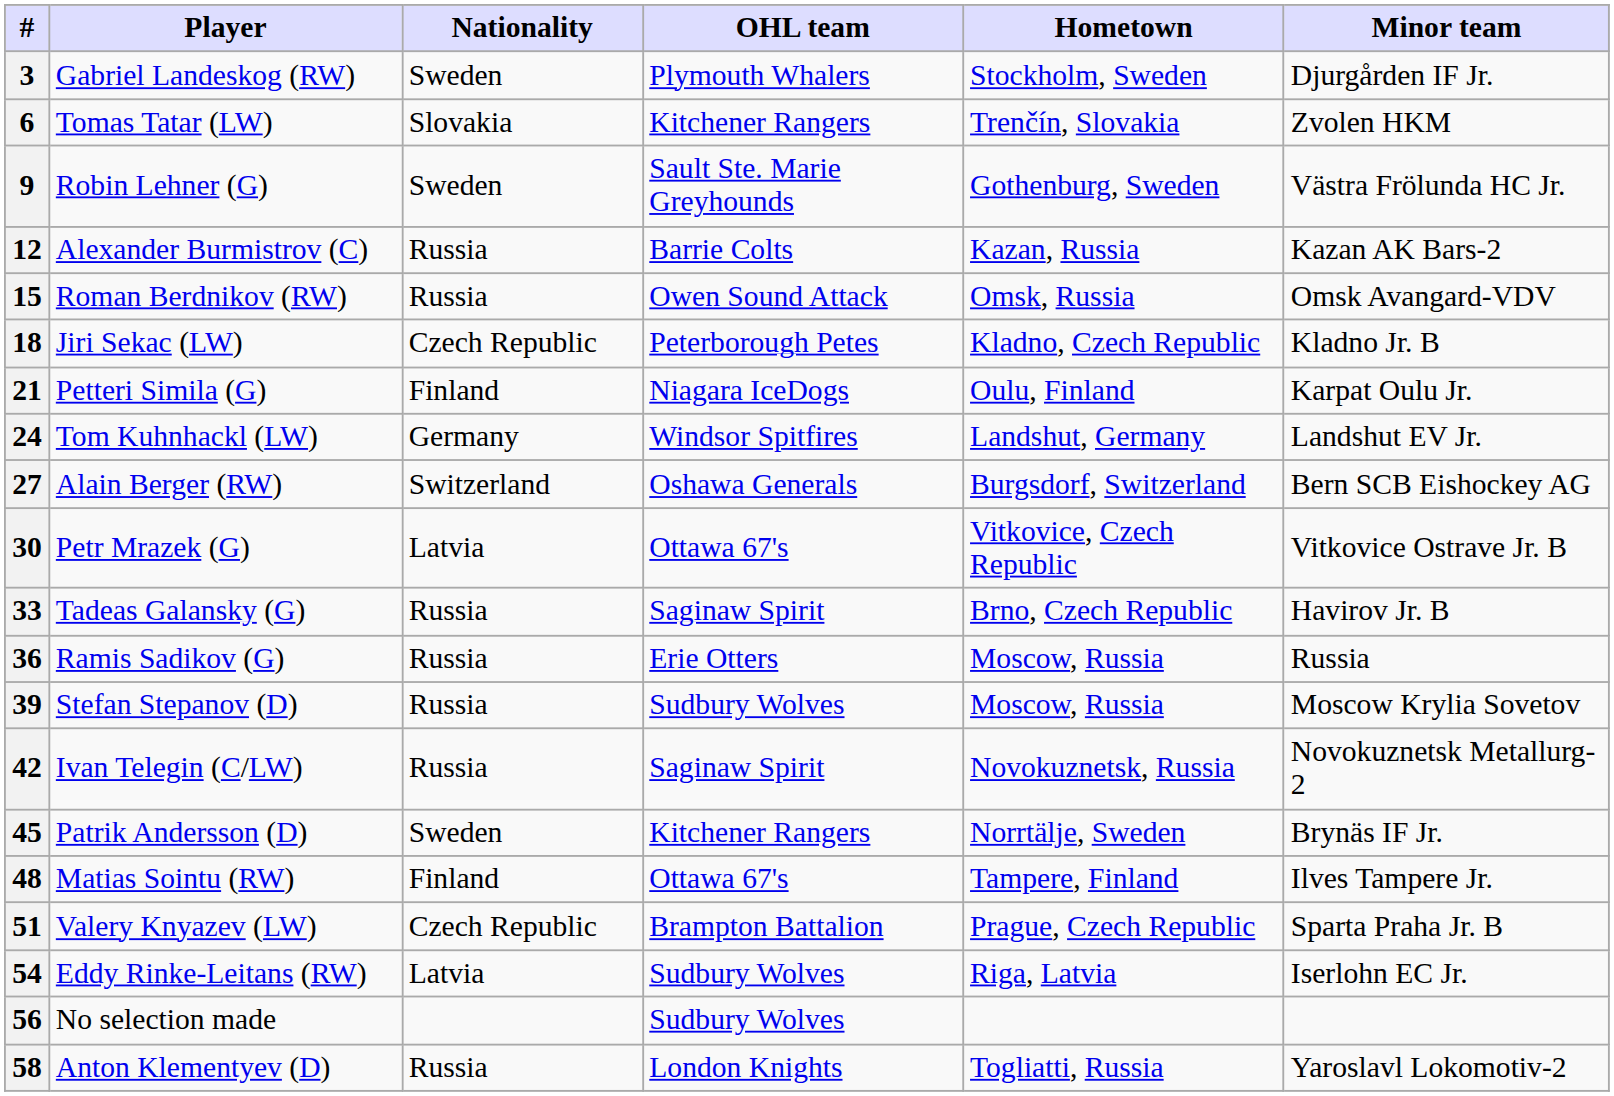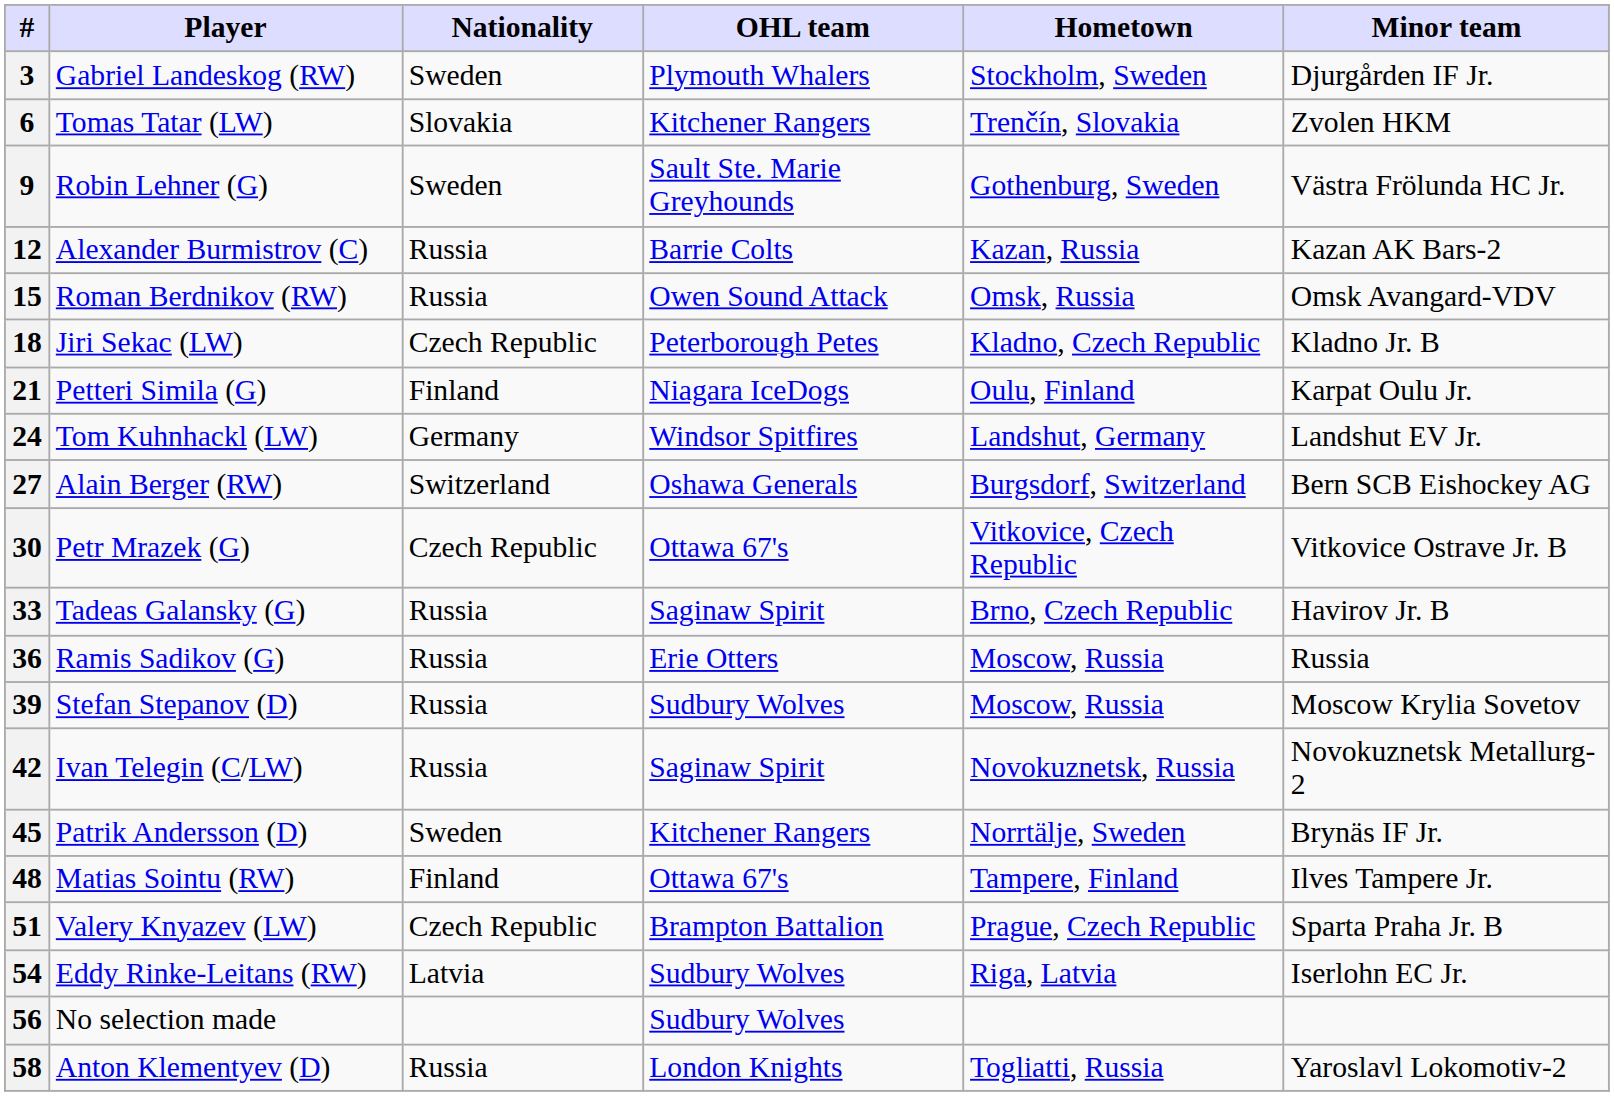(446, 547) Latvia -> (503, 547) Czech Republic
